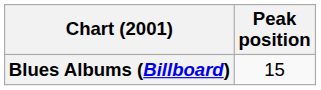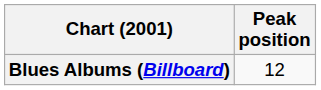(275, 69) 15 -> (275, 69) 12
